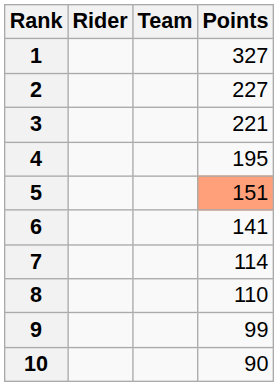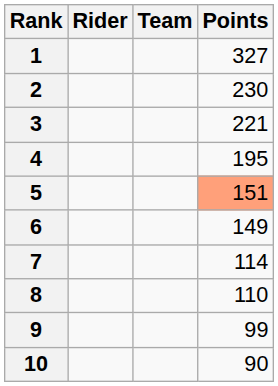(250, 90) 227 -> (250, 90) 230
(250, 227) 141 -> (250, 227) 149
